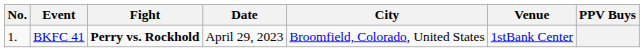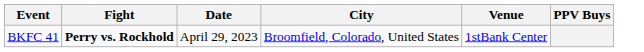- column: (17, 15)
